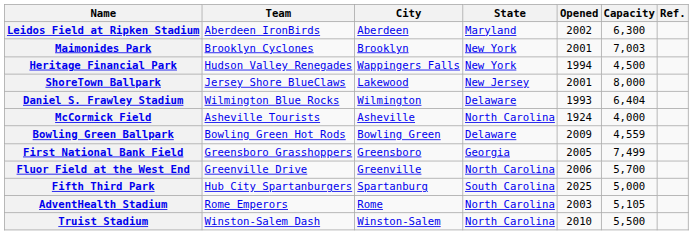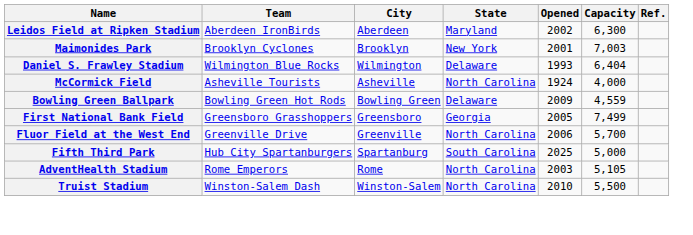- row: (103, 65)
- row: (103, 83)
